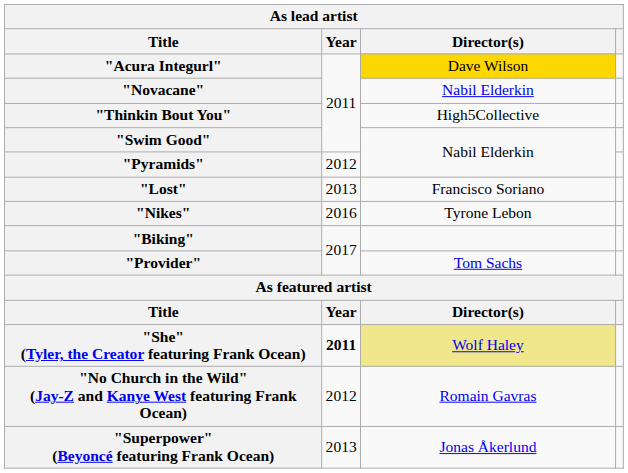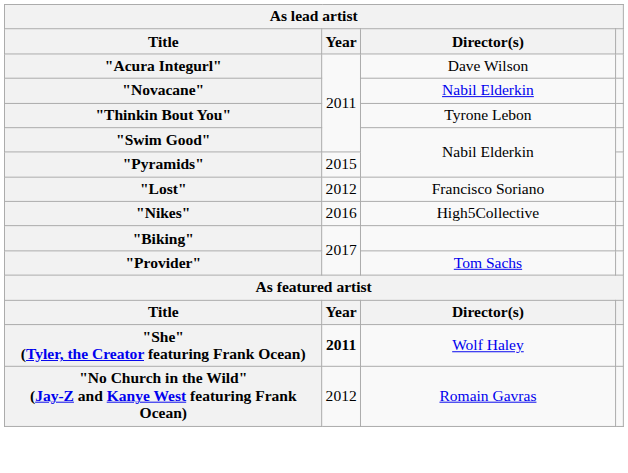(488, 66) gold background -> (488, 66) no background
(488, 115) High5Collective -> (488, 115) Tyrone Lebon
(341, 164) 2012 -> (341, 164) 2015
(341, 189) 2013 -> (341, 189) 2012
(488, 213) Tyrone Lebon -> (488, 213) High5Collective
(488, 345) khaki background -> (488, 345) no background
- row: (163, 447)
